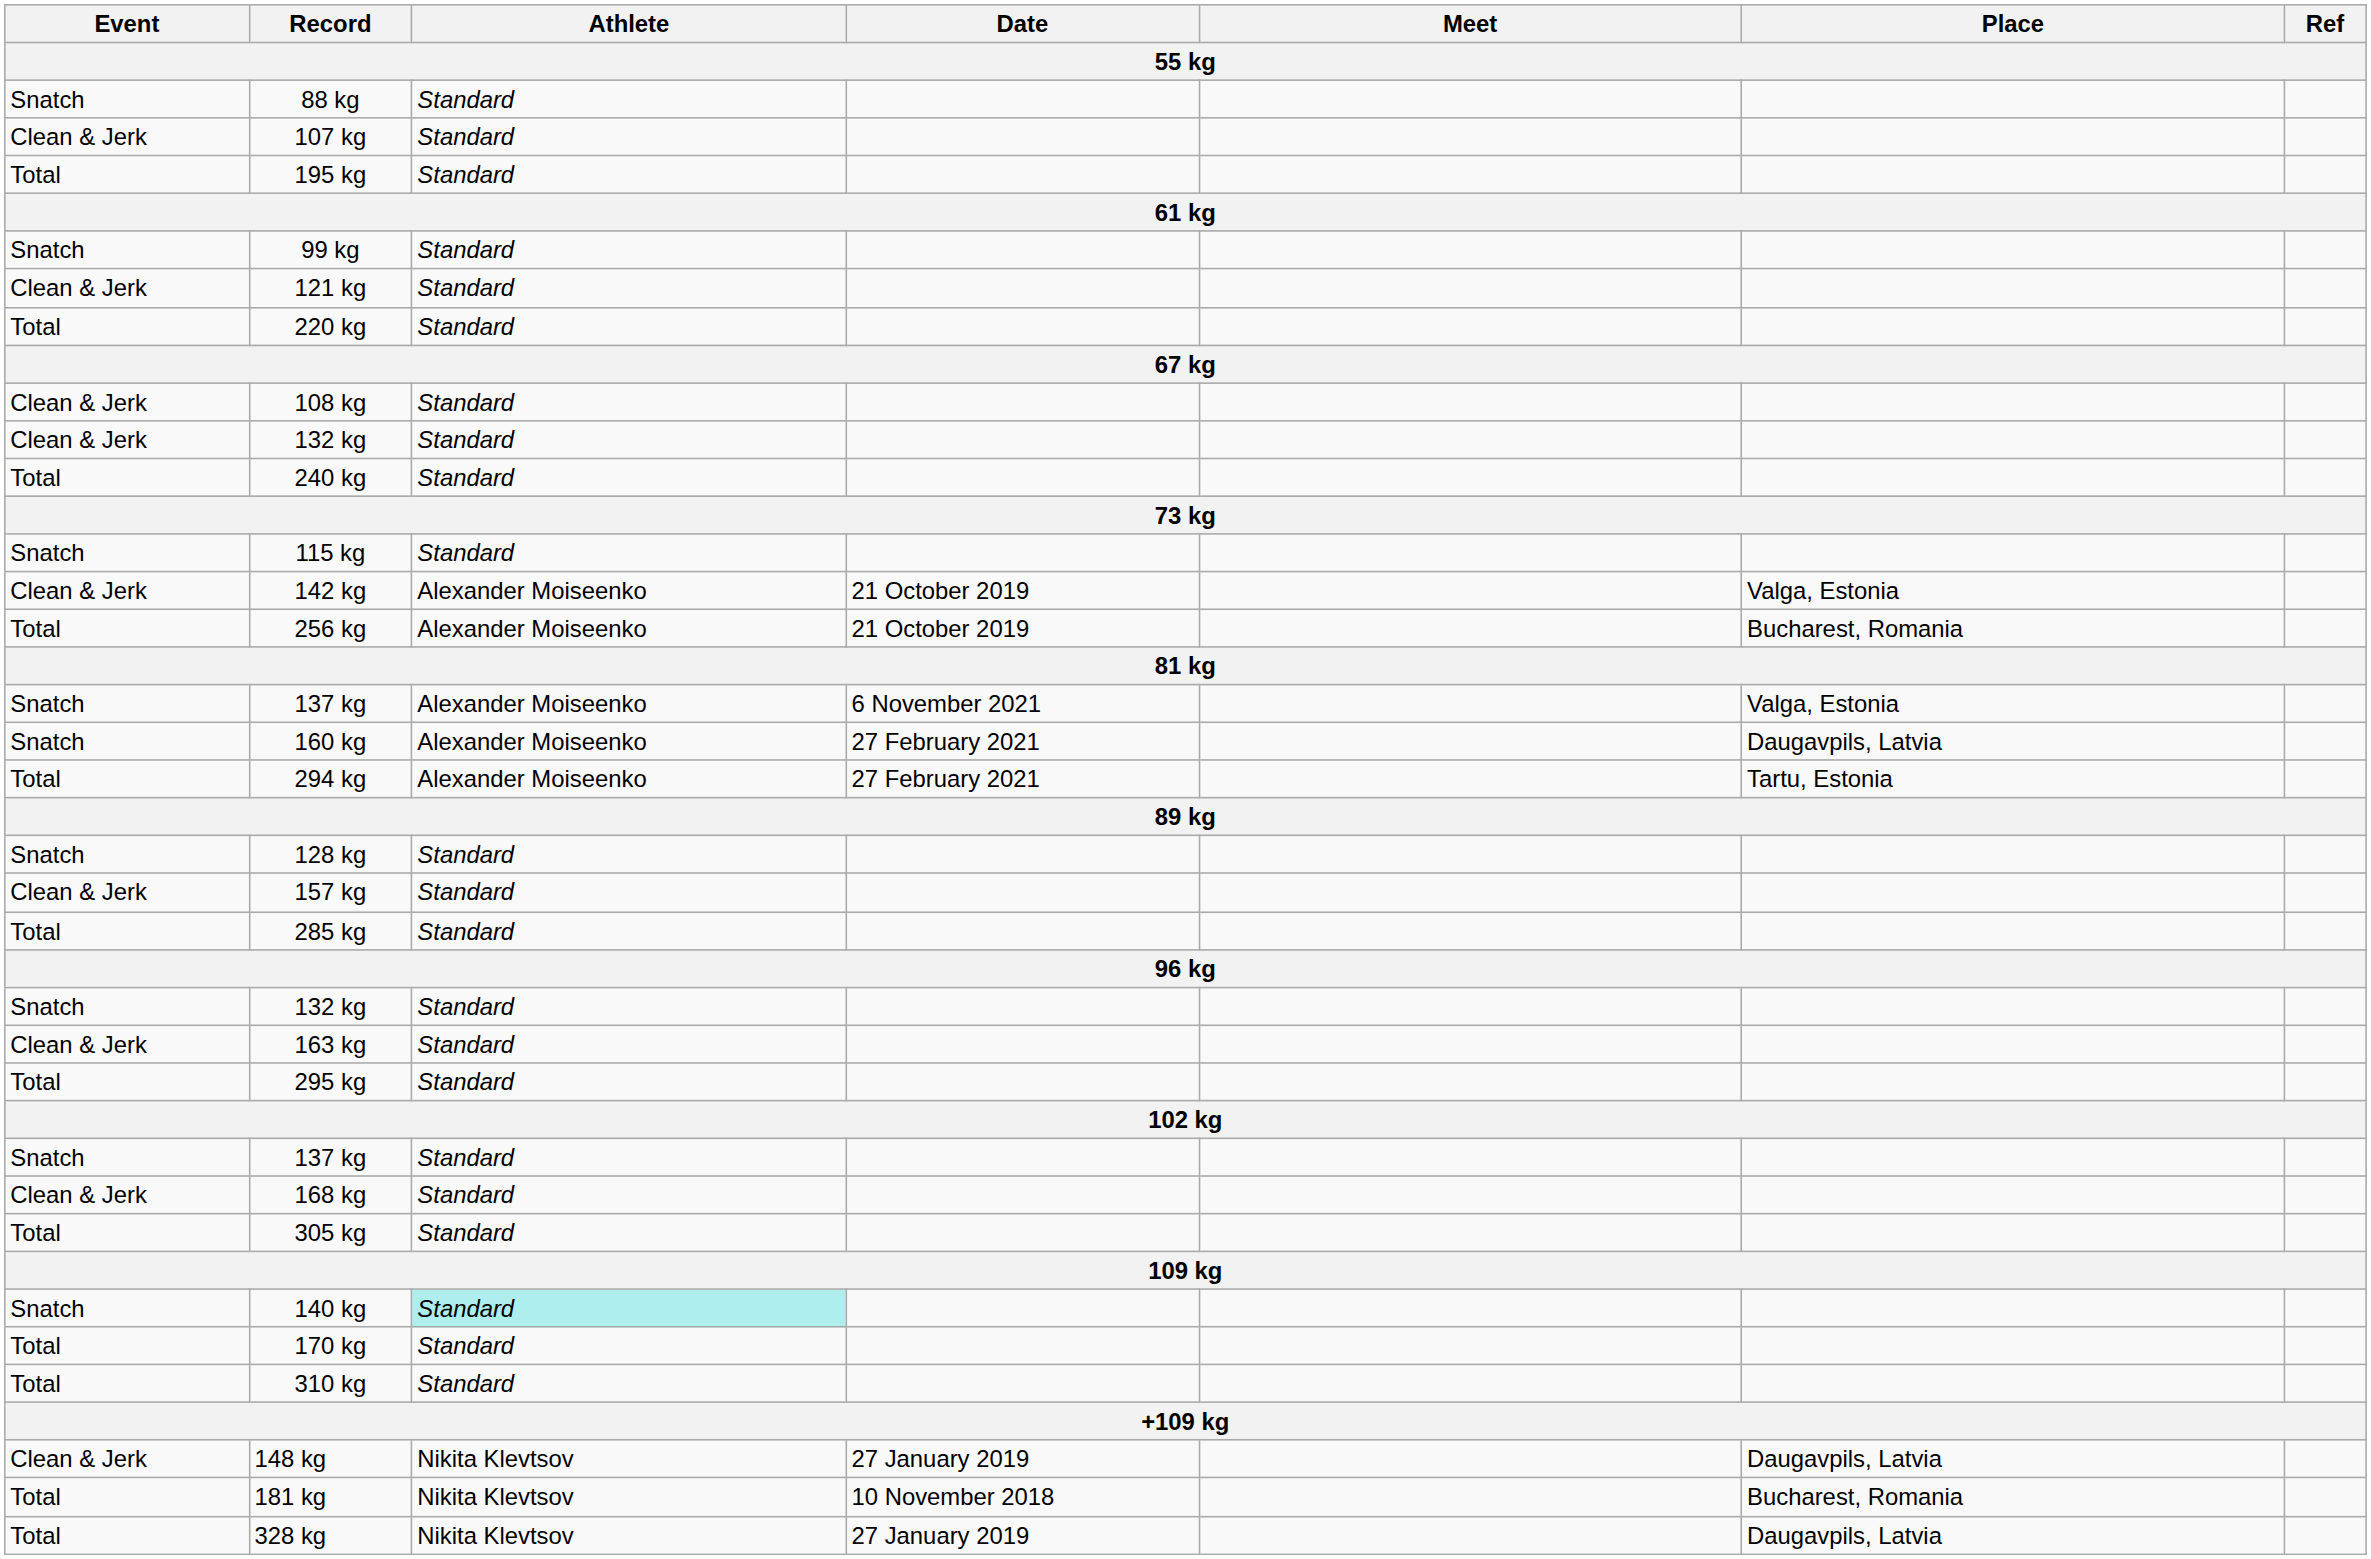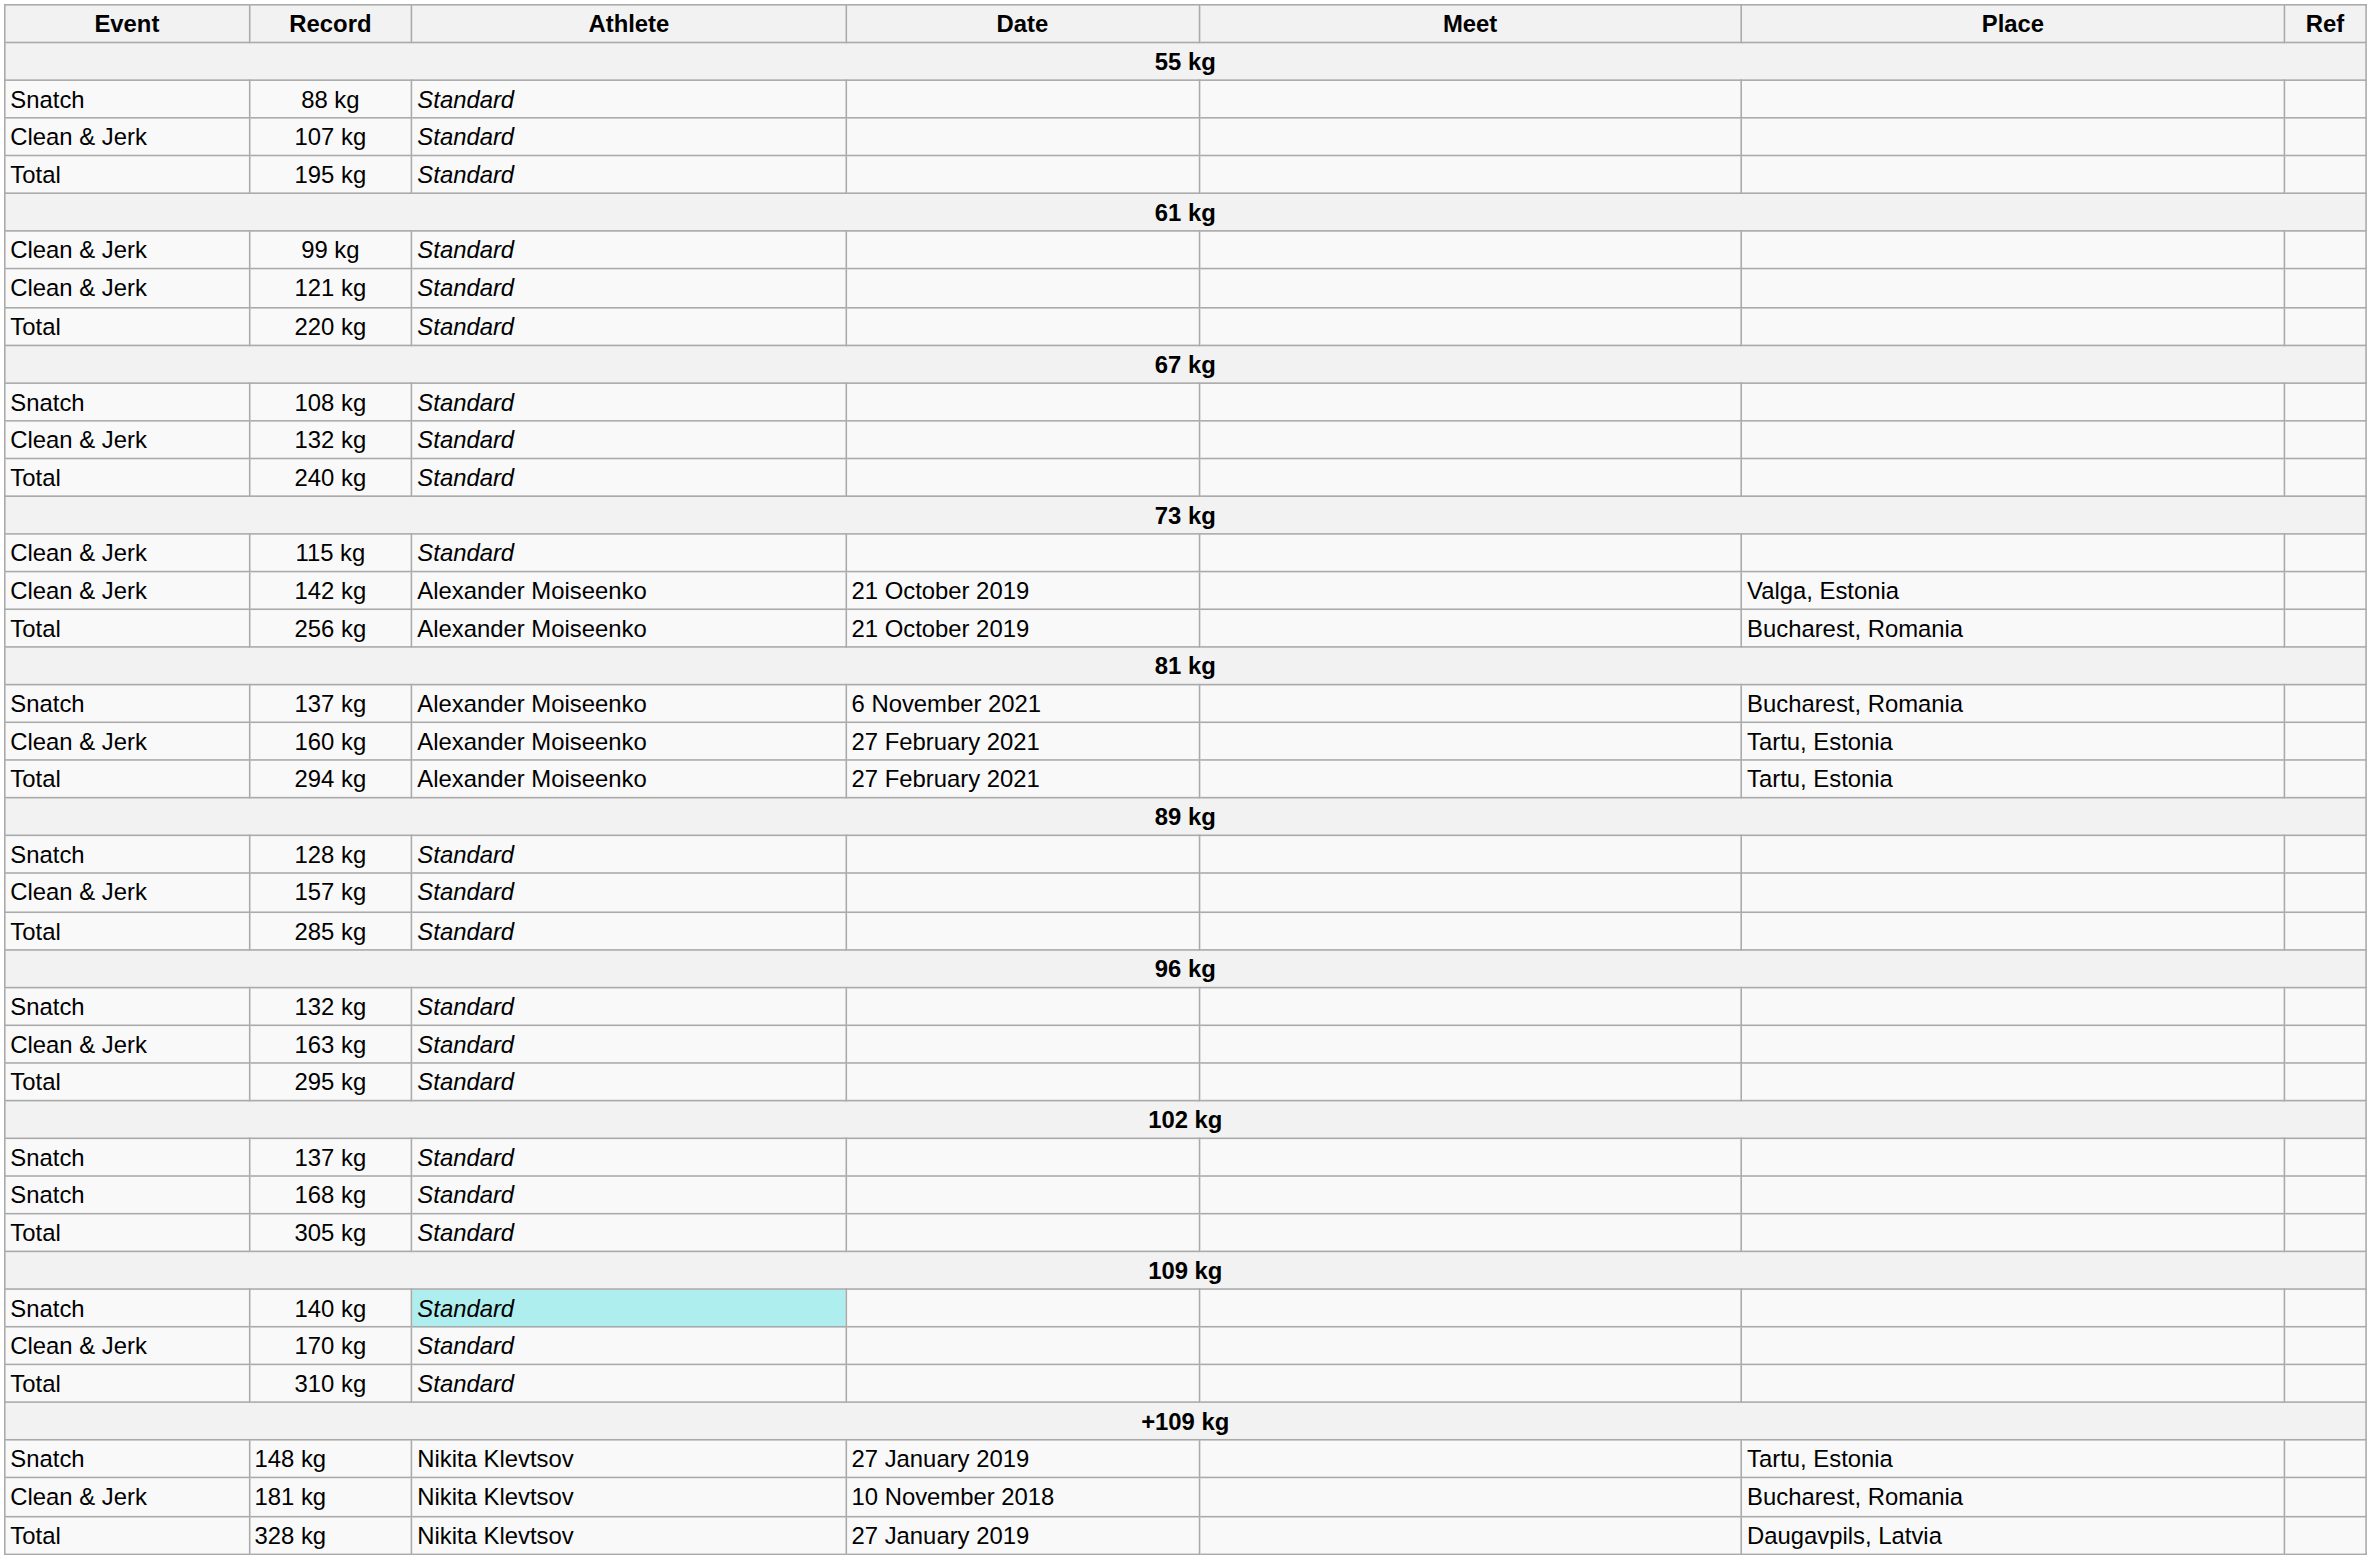(47, 251) Snatch -> (79, 251) Clean & Jerk
(79, 402) Clean & Jerk -> (47, 402) Snatch
(47, 553) Snatch -> (79, 553) Clean & Jerk
(1823, 704) Valga, Estonia -> (1855, 704) Bucharest, Romania
(47, 742) Snatch -> (79, 742) Clean & Jerk
(1844, 742) Daugavpils, Latvia -> (1820, 742) Tartu, Estonia
(79, 1195) Clean & Jerk -> (47, 1195) Snatch
(36, 1346) Total -> (79, 1346) Clean & Jerk
(79, 1459) Clean & Jerk -> (47, 1459) Snatch
(1844, 1459) Daugavpils, Latvia -> (1820, 1459) Tartu, Estonia
(36, 1497) Total -> (79, 1497) Clean & Jerk
